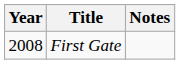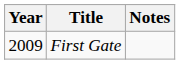(26, 45) 2008 -> (26, 45) 2009
